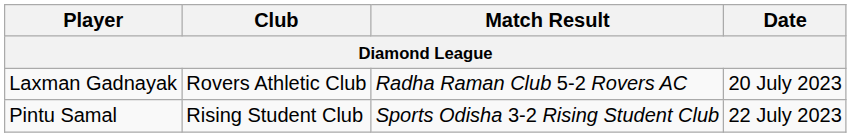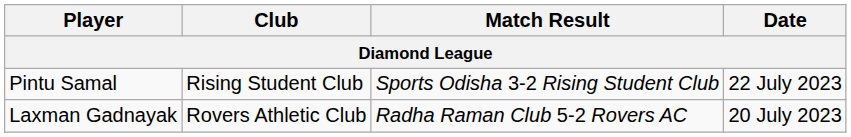rows swapped: (93, 83) <-> (63, 115)
